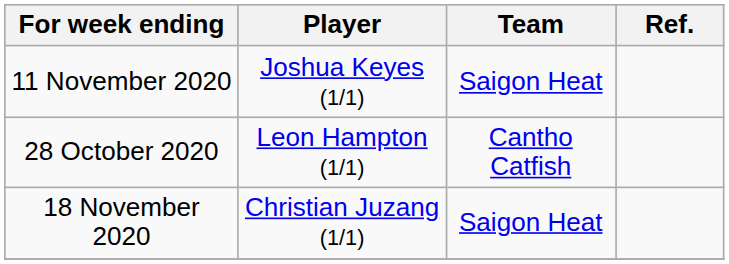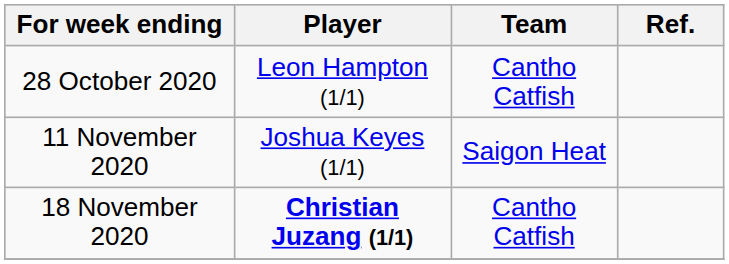rows swapped: (121, 151) <-> (121, 81)
(342, 222) normal -> (342, 222) bold
(531, 222) Saigon Heat -> (534, 222) Cantho Catfish
